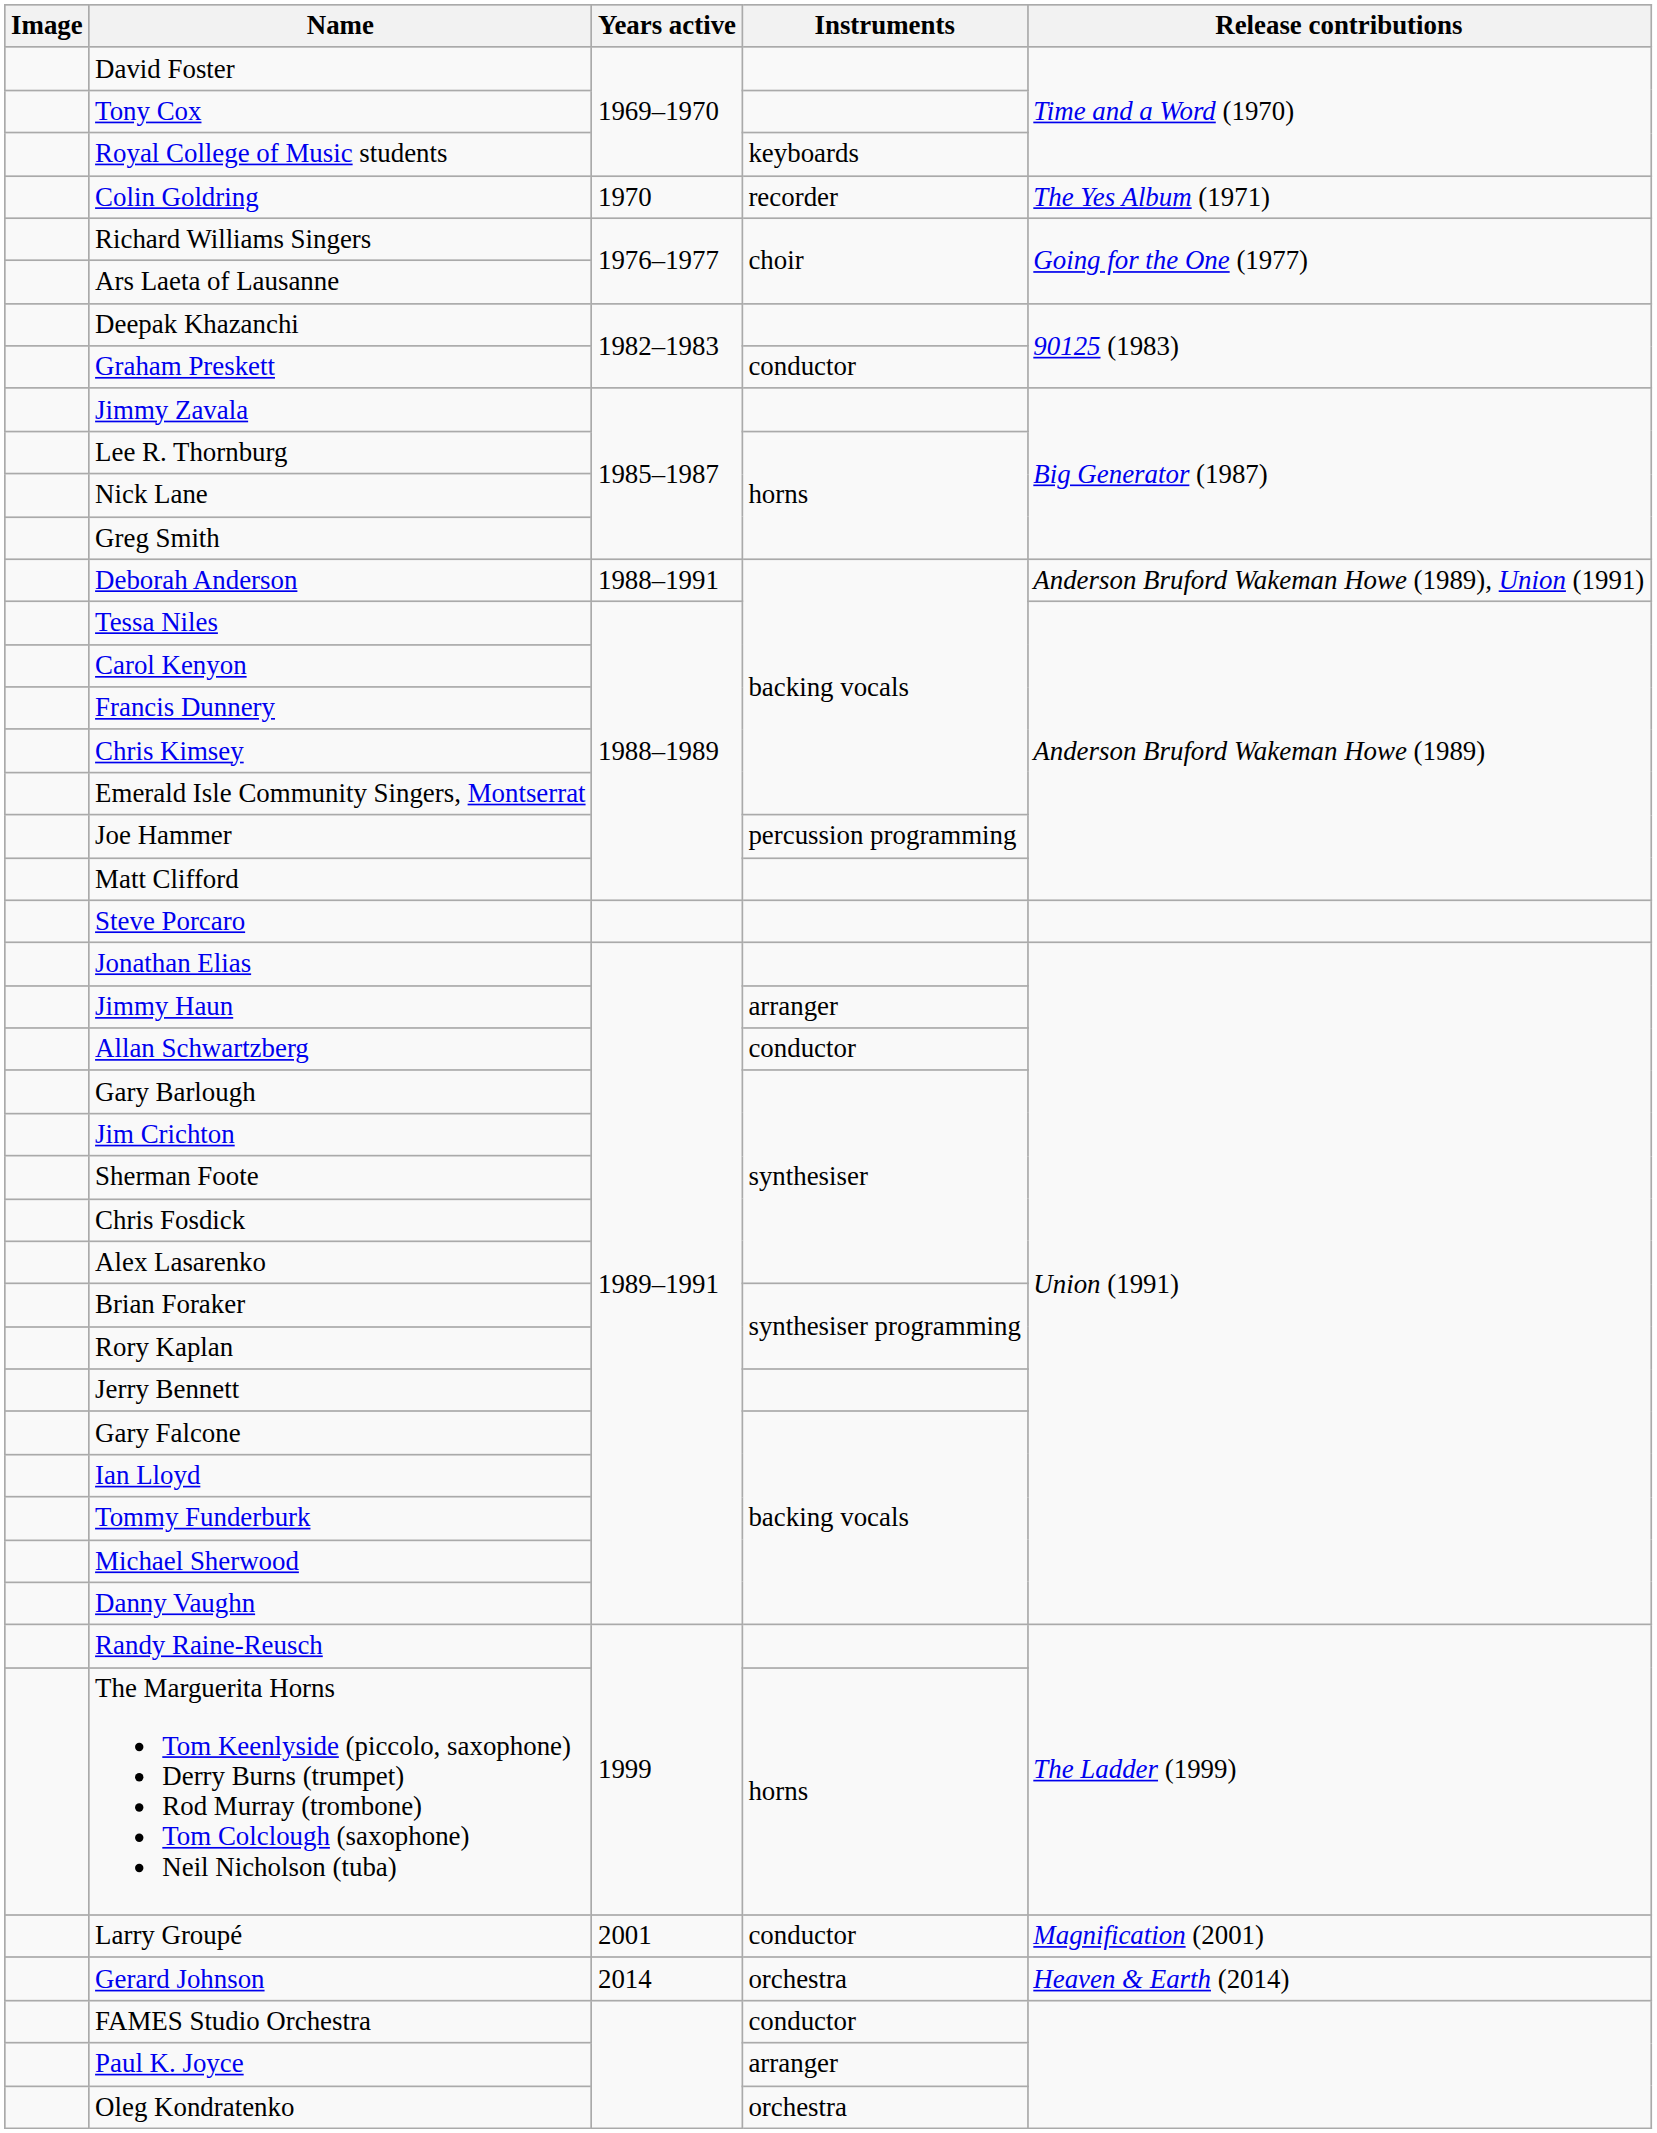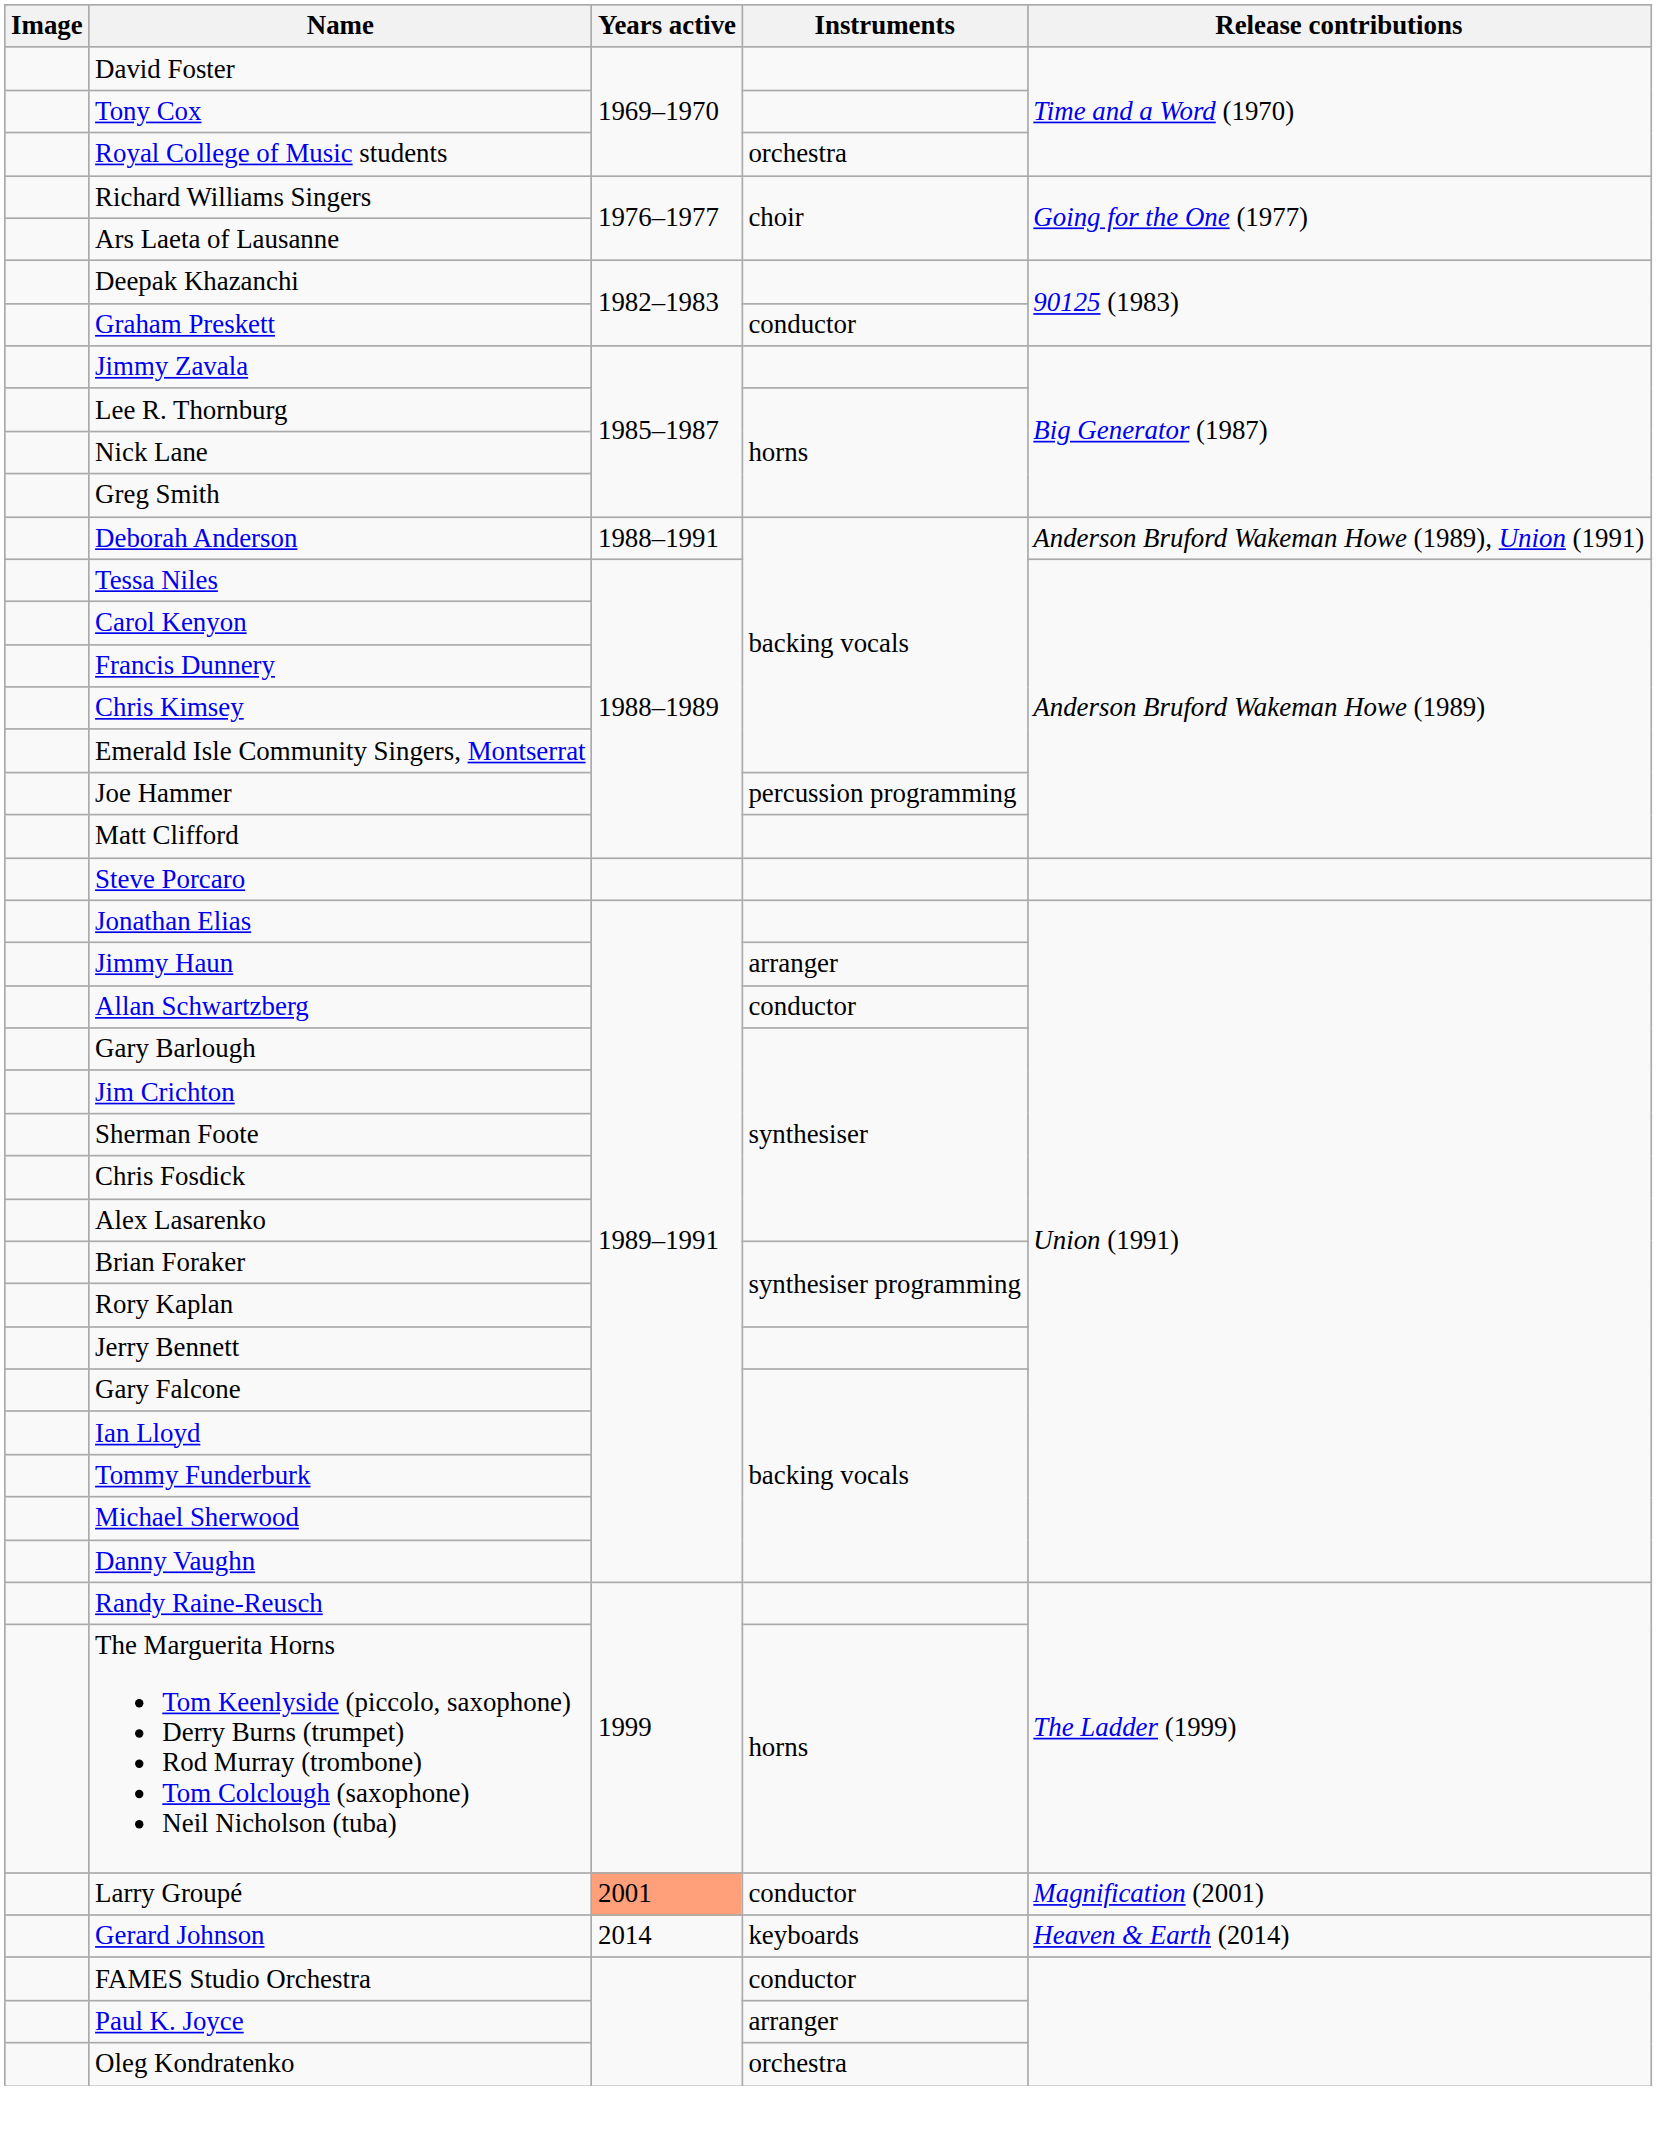(804, 153) keyboards -> (798, 153) orchestra
- row: (177, 196)
(625, 1935) no background -> (625, 1893) lightsalmon background
(798, 1978) orchestra -> (804, 1935) keyboards
